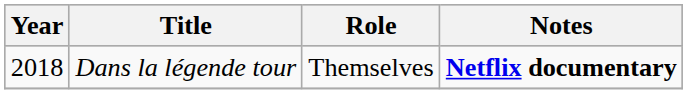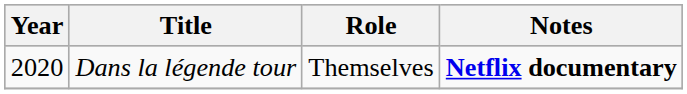(37, 66) 2018 -> (37, 66) 2020
